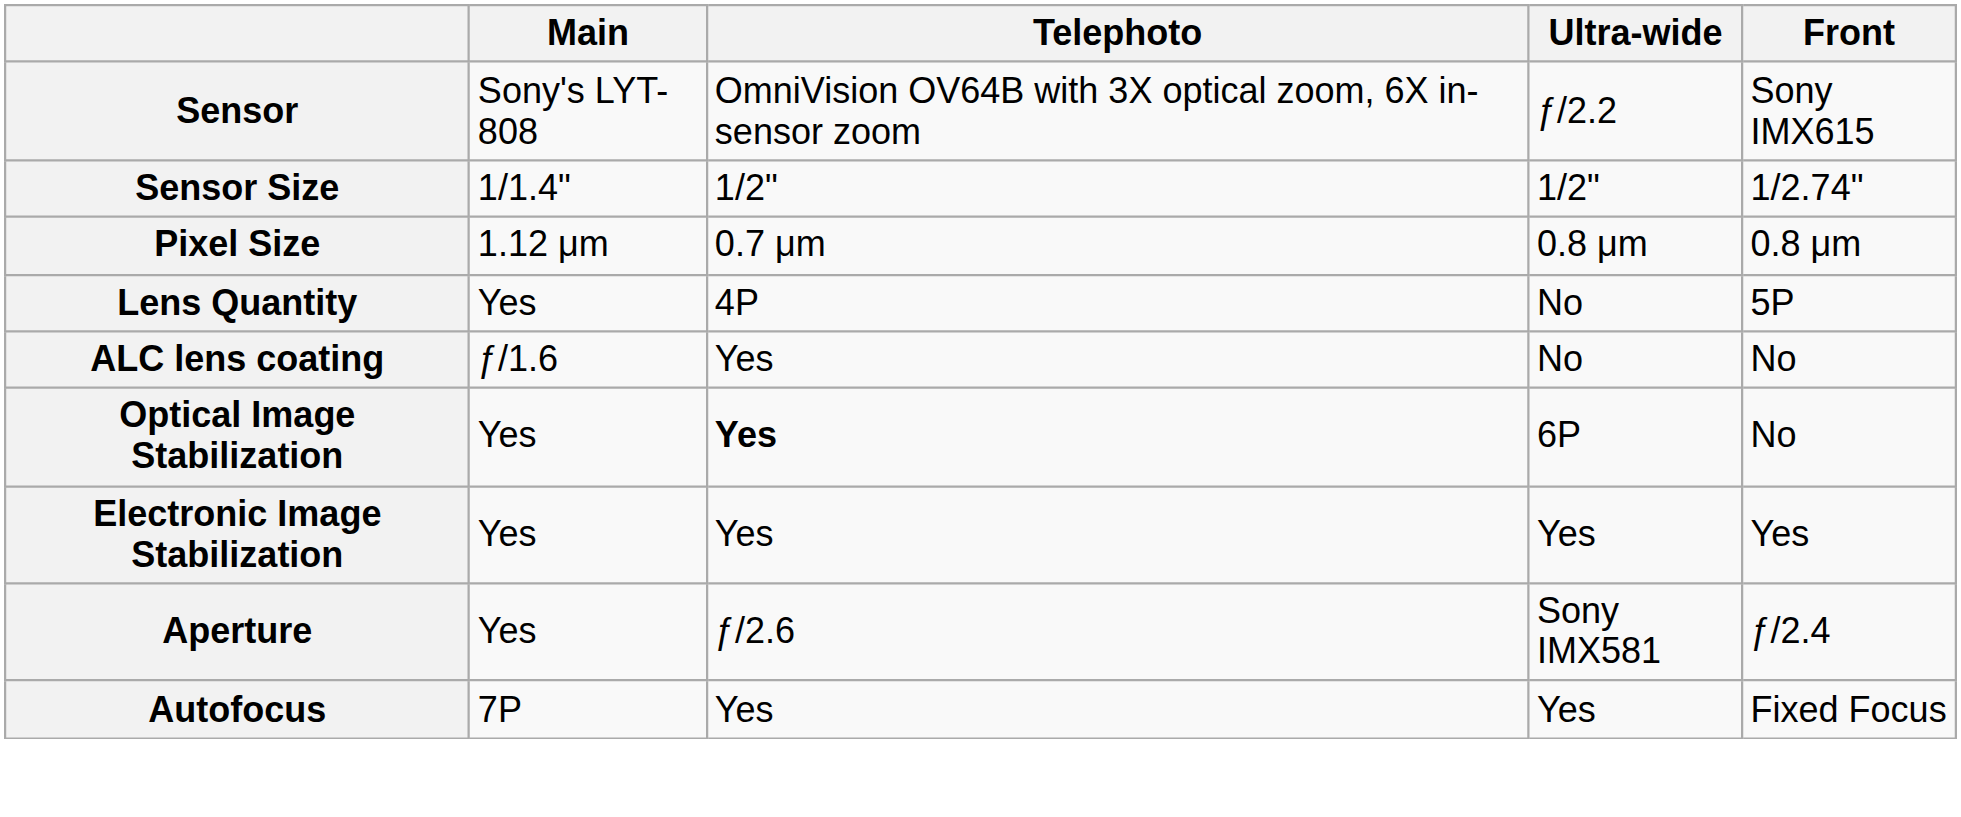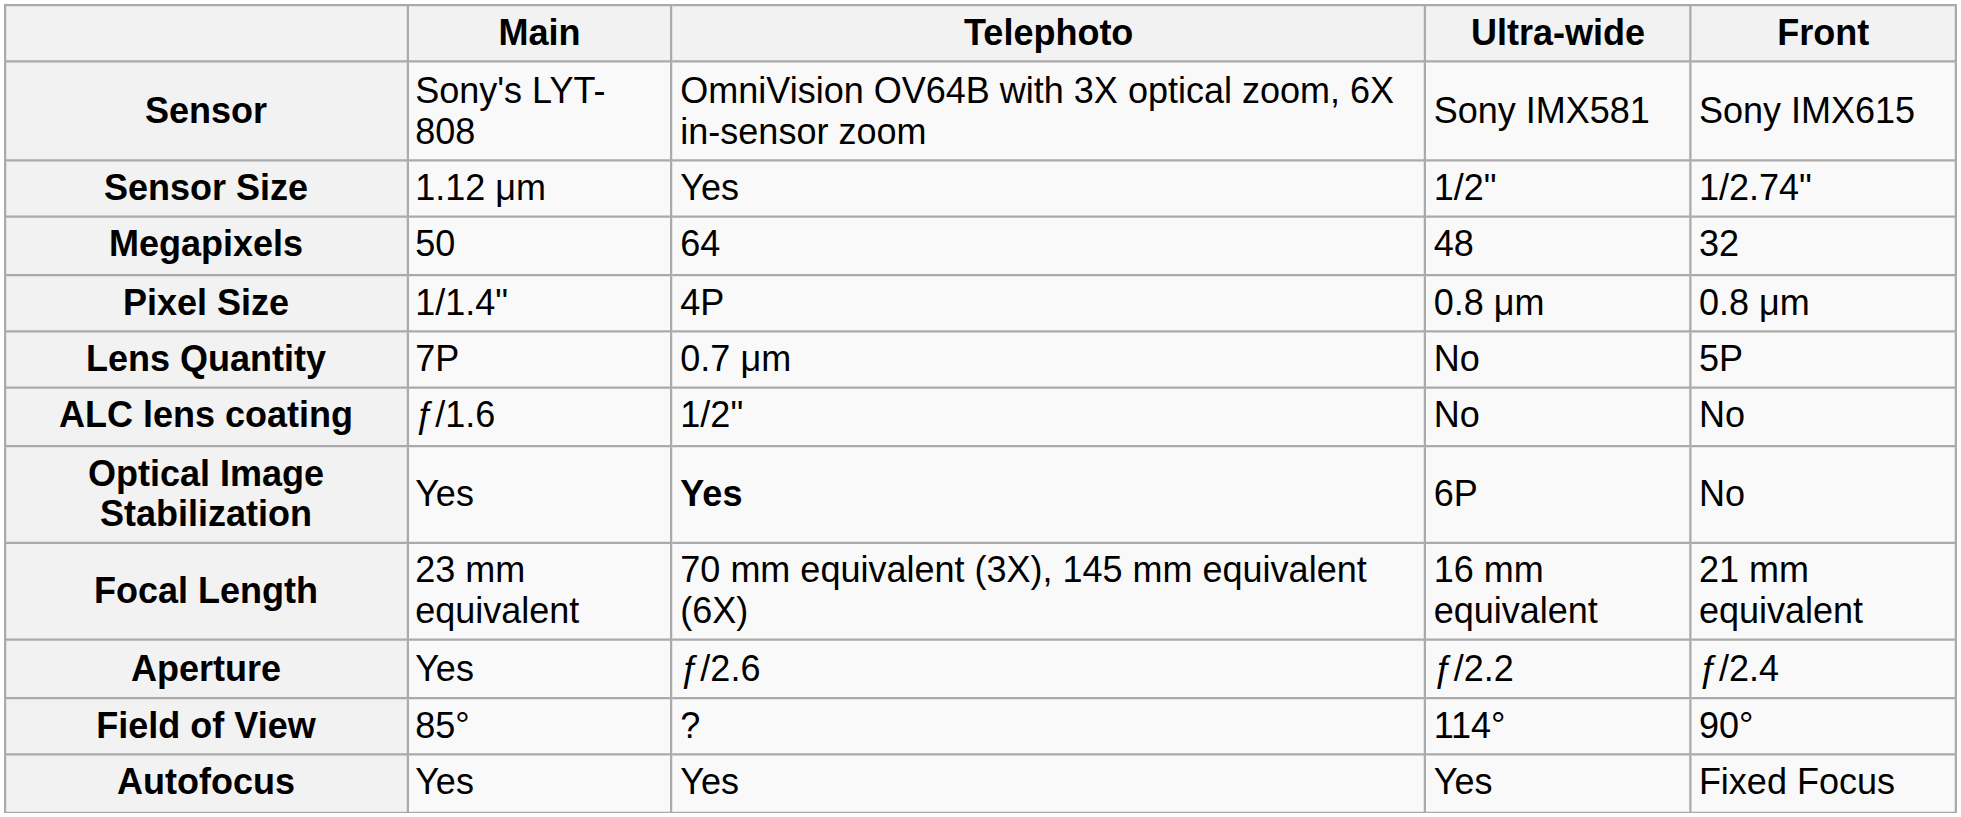(1577, 110) ƒ/2.2 -> (1542, 110) Sony IMX581
(524, 187) 1/1.4" -> (481, 187) 1.12 μm
(746, 187) 1/2" -> (710, 187) Yes
+ row: (206, 244)
(543, 244) 1.12 μm -> (462, 301) 1/1.4"
(770, 244) 0.7 μm -> (702, 301) 4P
(507, 301) Yes -> (437, 359) 7P
(737, 301) 4P -> (736, 359) 0.7 μm
(744, 359) Yes -> (712, 416) 1/2"
- row: (237, 533)
+ row: (206, 591)
(1599, 631) Sony IMX581 -> (1474, 668) ƒ/2.2
+ row: (206, 725)
(500, 708) 7P -> (445, 782) Yes
